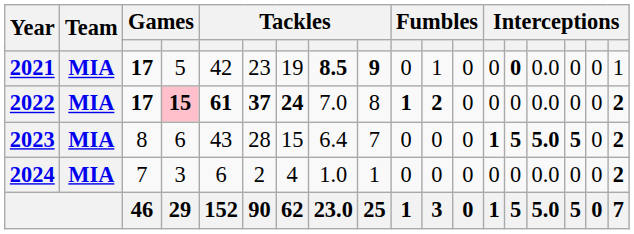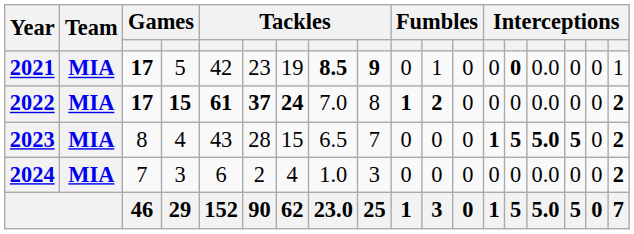(180, 103) pink background -> (180, 103) no background
(180, 139) 6 -> (180, 139) 4
(333, 139) 6.4 -> (333, 139) 6.5
(374, 174) 1 -> (374, 174) 3
